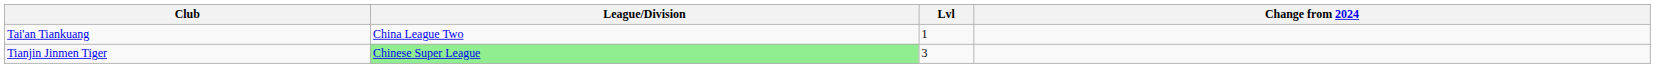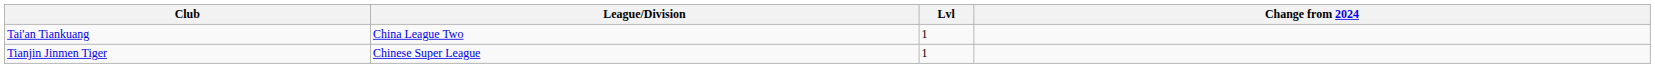(427, 54) lightgreen background -> (427, 54) no background
(925, 54) 3 -> (925, 54) 1
